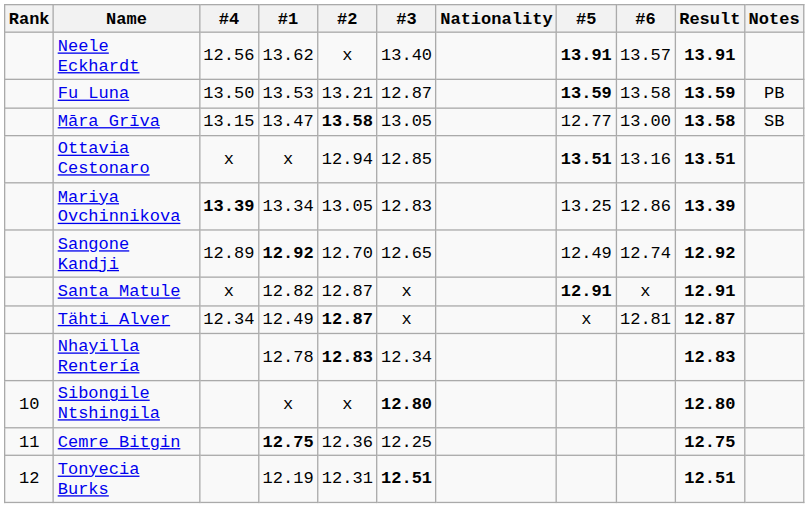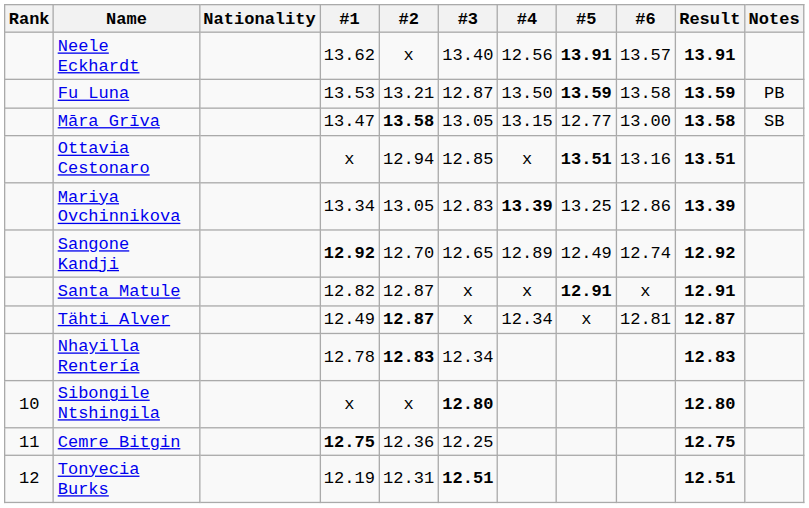columns swapped: (496, 19) <-> (229, 19)
